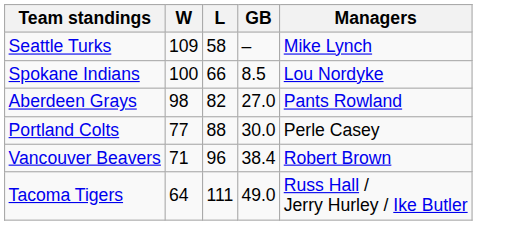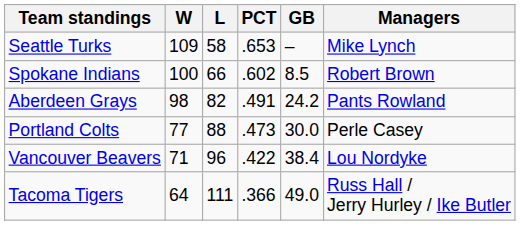+ column: (259, 18)
(334, 74) Lou Nordyke -> (381, 74) Robert Brown
(259, 102) 27.0 -> (302, 102) 24.2
(338, 158) Robert Brown -> (377, 158) Lou Nordyke
